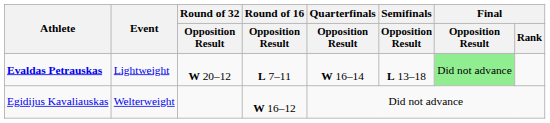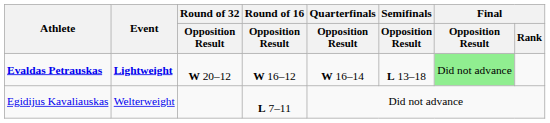(142, 70) normal -> (143, 70) bold
(274, 76) L 7–11 -> (274, 76) W 16–12
(274, 109) W 16–12 -> (274, 109) L 7–11
